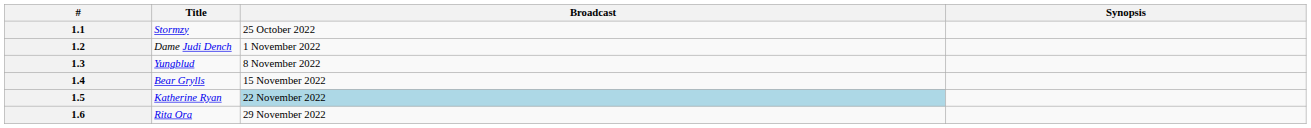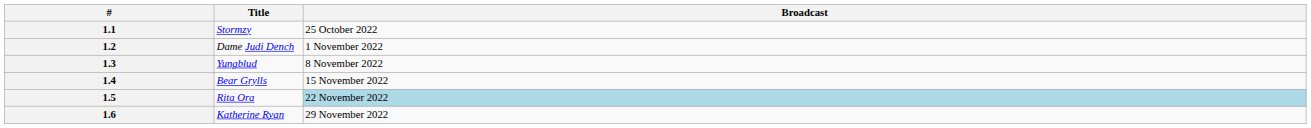- column: (1126, 13)
(188, 98) Katherine Ryan -> (236, 98) Rita Ora
(173, 115) Rita Ora -> (250, 115) Katherine Ryan
